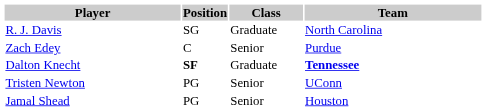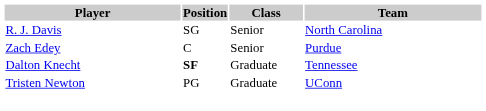(254, 30) Graduate -> (247, 30) Senior
(332, 65) bold -> (331, 65) normal
(247, 83) Senior -> (254, 83) Graduate
- row: (38, 100)
